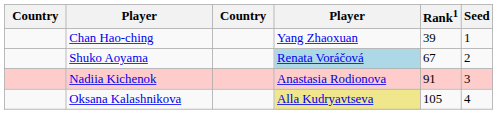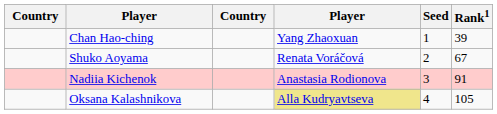columns swapped: (441, 16) <-> (477, 16)
(320, 58) lightblue background -> (320, 58) no background
